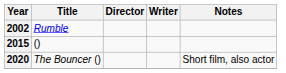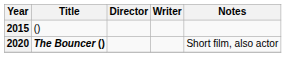- row: (18, 28)
(67, 60) normal -> (69, 44) bold
